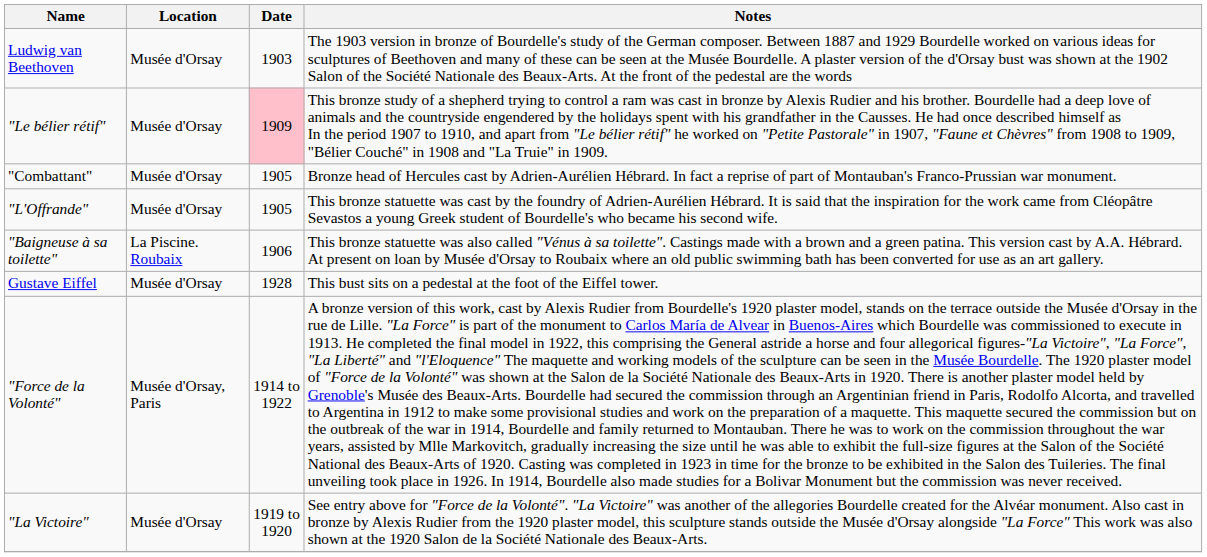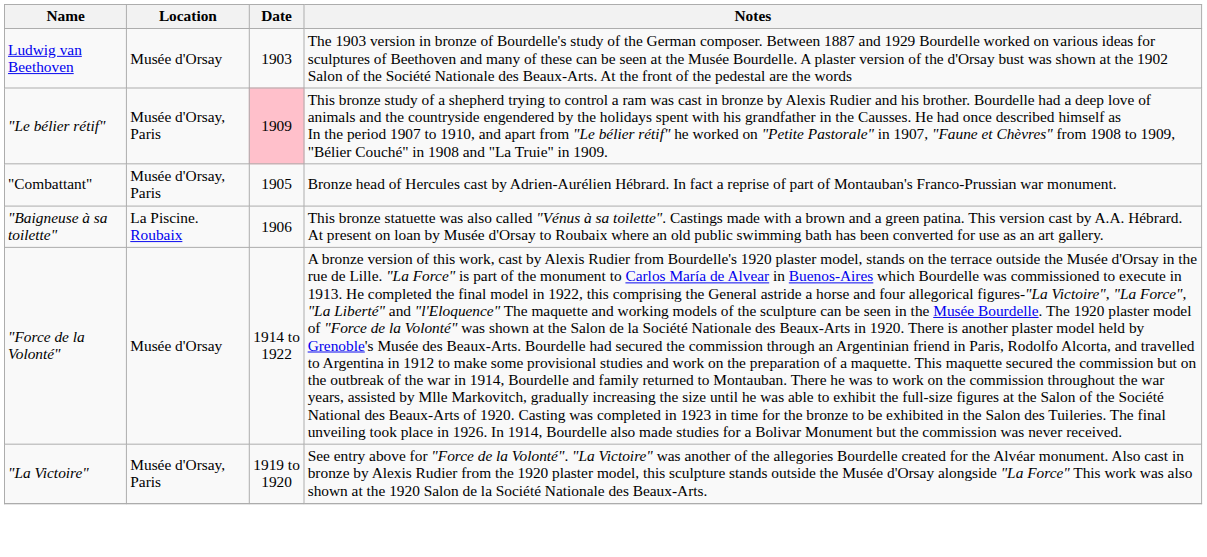(176, 125) Musée d'Orsay -> (178, 125) Musée d'Orsay, Paris
(176, 176) Musée d'Orsay -> (178, 184) Musée d'Orsay, Paris
- row: (48, 209)
- row: (52, 283)
(178, 394) Musée d'Orsay, Paris -> (176, 345) Musée d'Orsay
(176, 522) Musée d'Orsay -> (178, 473) Musée d'Orsay, Paris
